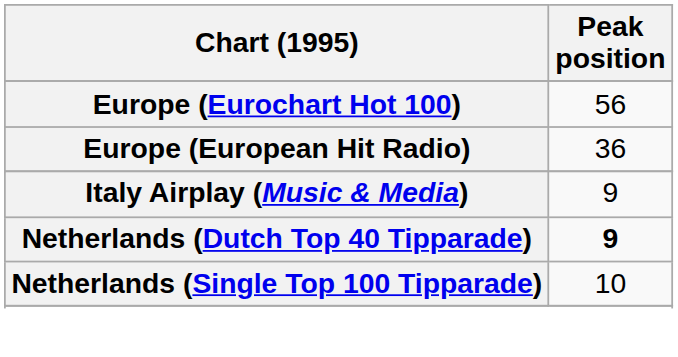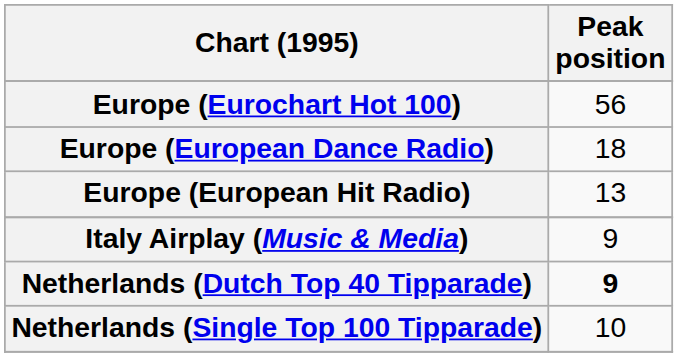+ row: (277, 148)
(610, 148) 36 -> (610, 193) 13
